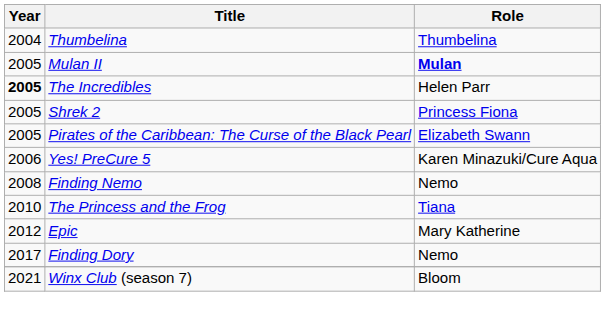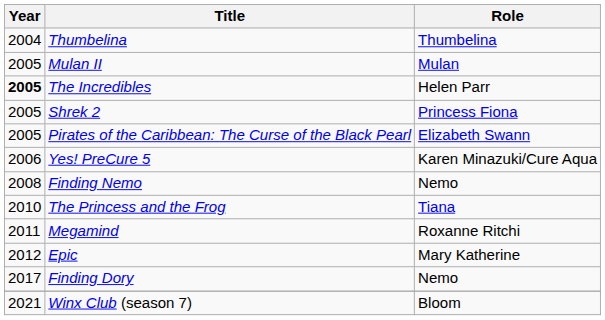(440, 64) bold -> (439, 64) normal
+ row: (83, 231)
